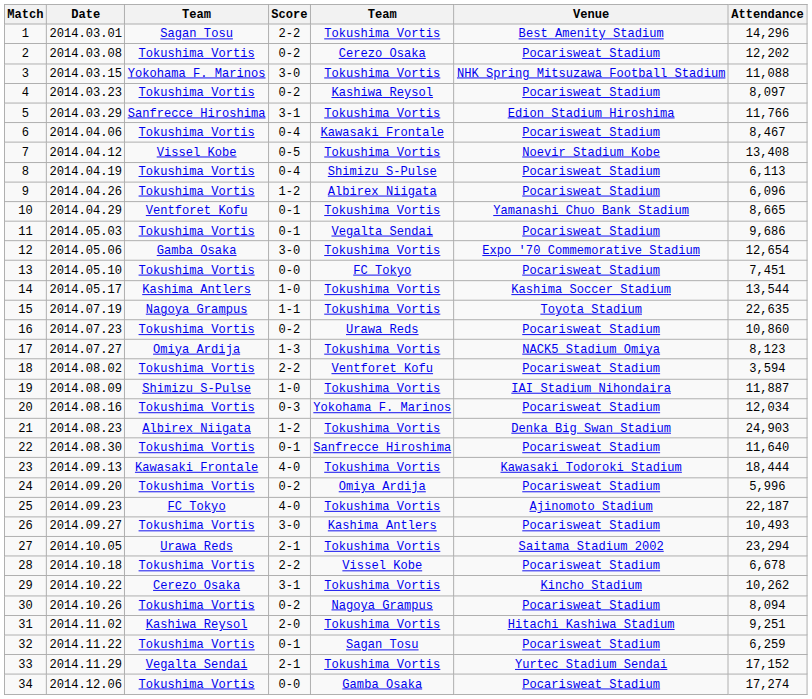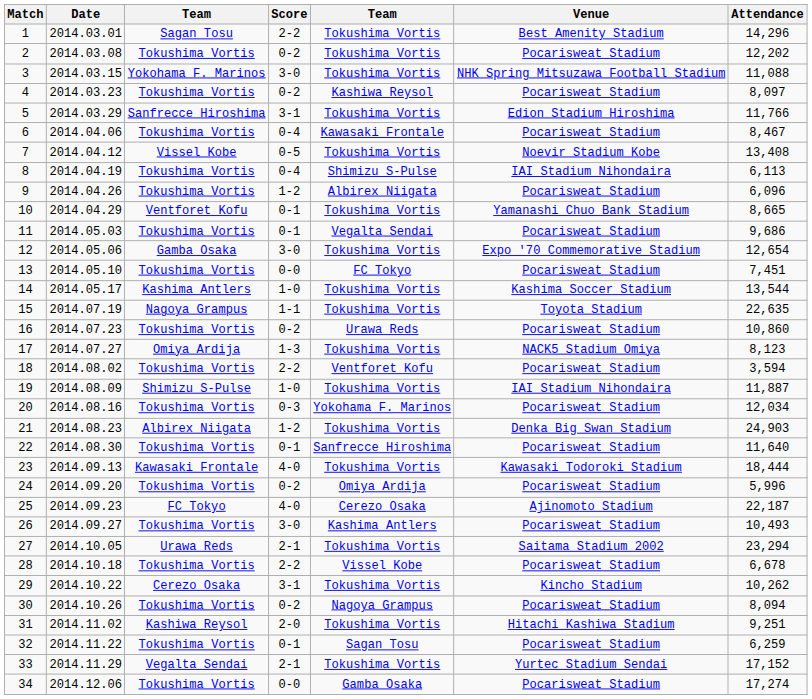(382, 54) Cerezo Osaka -> (382, 54) Tokushima Vortis
(591, 172) Pocarisweat Stadium -> (591, 172) IAI Stadium Nihondaira
(382, 507) Tokushima Vortis -> (382, 507) Cerezo Osaka
